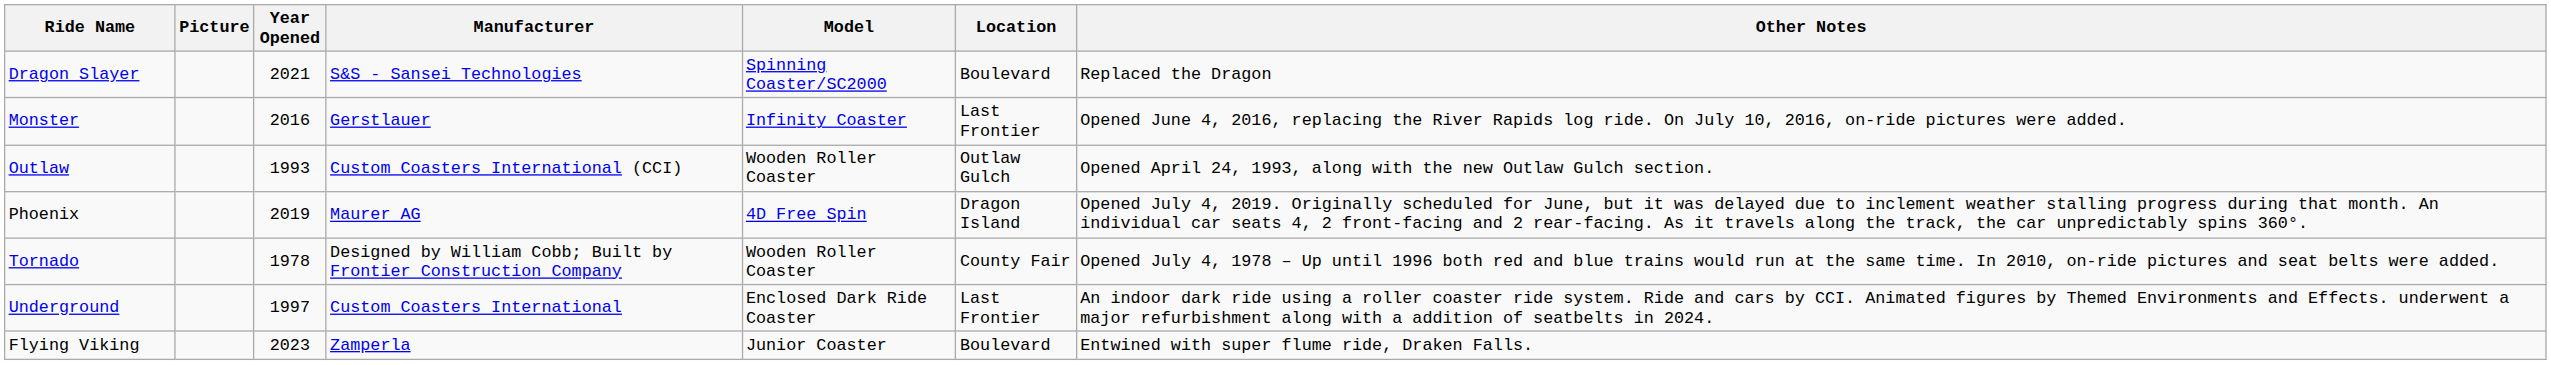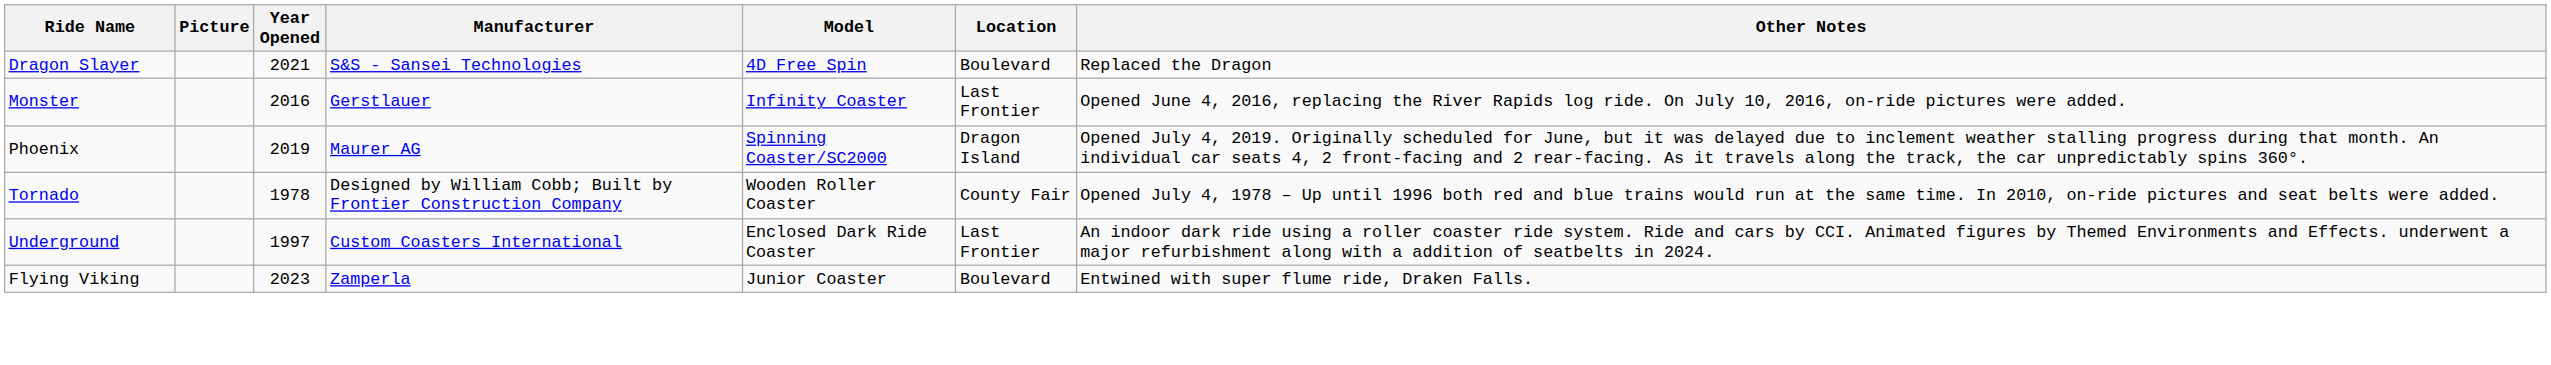(816, 75) Spinning Coaster/SC2000 -> (806, 65) 4D Free Spin
- row: (39, 168)
(806, 215) 4D Free Spin -> (816, 149) Spinning Coaster/SC2000
